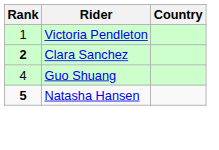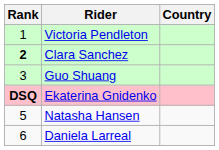(23, 75) 4 -> (23, 75) 3
+ row: (101, 96)
(23, 96) bold -> (23, 116) normal
+ row: (88, 136)
